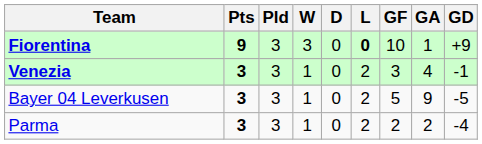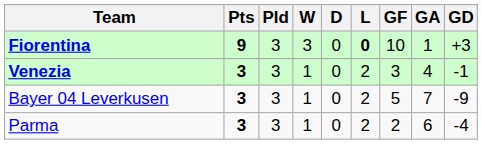(461, 44) +9 -> (461, 44) +3
(428, 98) 9 -> (428, 98) 7
(461, 98) -5 -> (461, 98) -9
(428, 125) 2 -> (428, 125) 6
